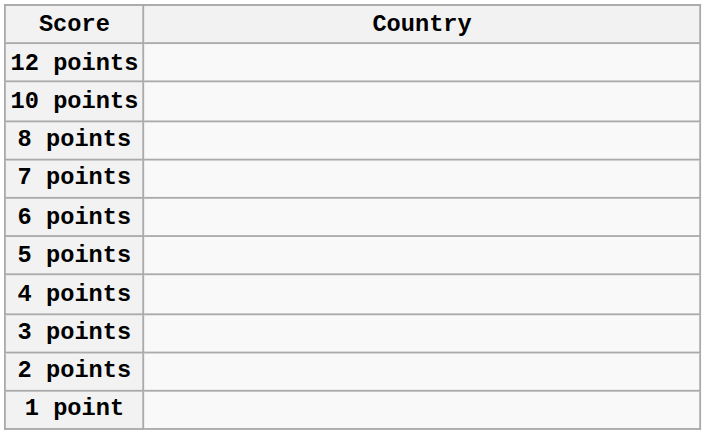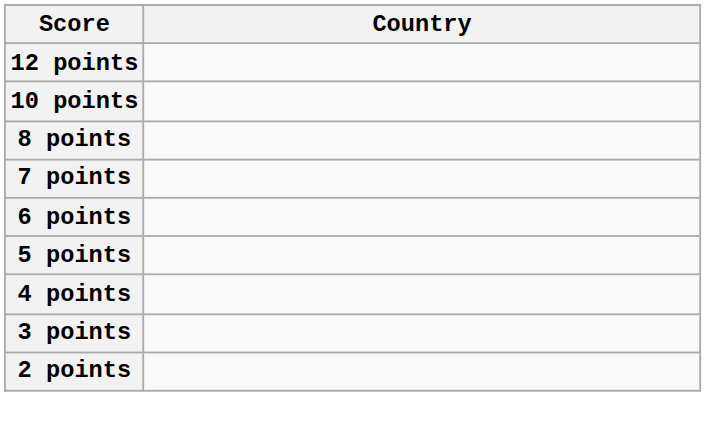- row: (74, 410)
